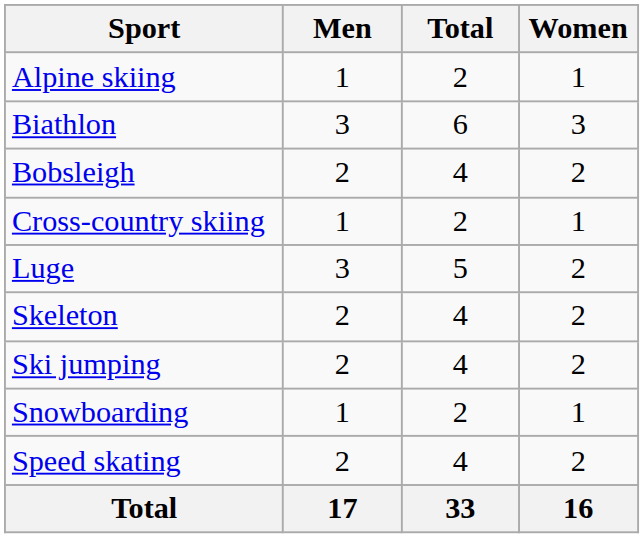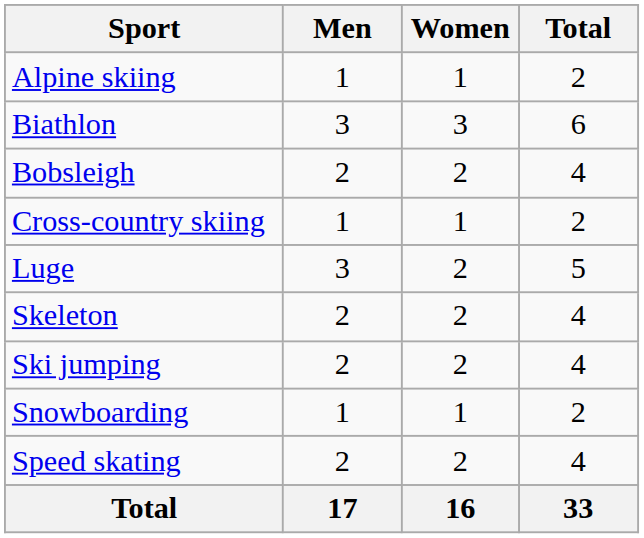columns swapped: (578, 28) <-> (460, 28)
